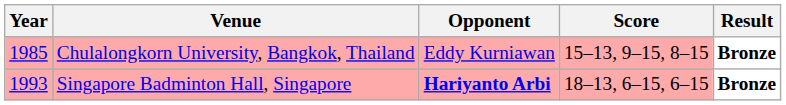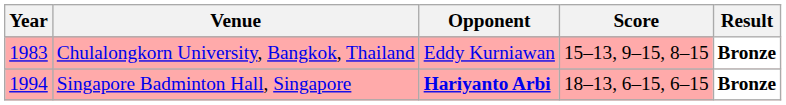(28, 52) 1985 -> (28, 52) 1983
(28, 84) 1993 -> (28, 84) 1994
